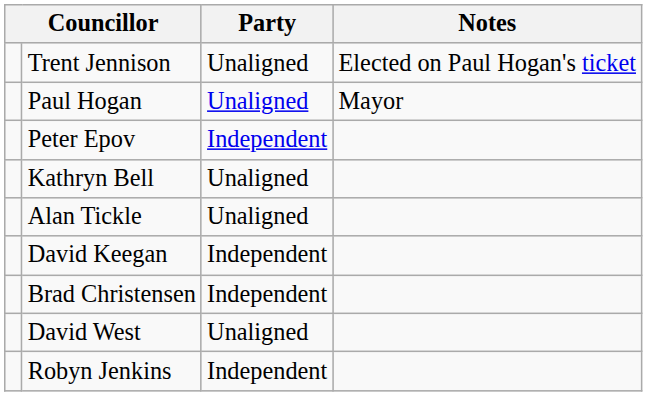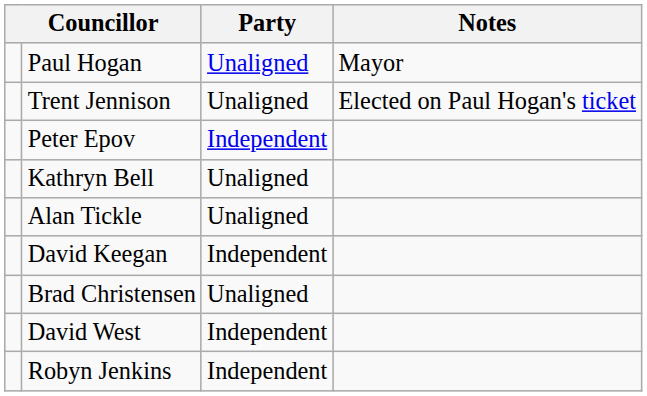rows swapped: (85, 100) <-> (99, 62)
(267, 293) Independent -> (258, 293) Unaligned
(258, 332) Unaligned -> (267, 332) Independent
